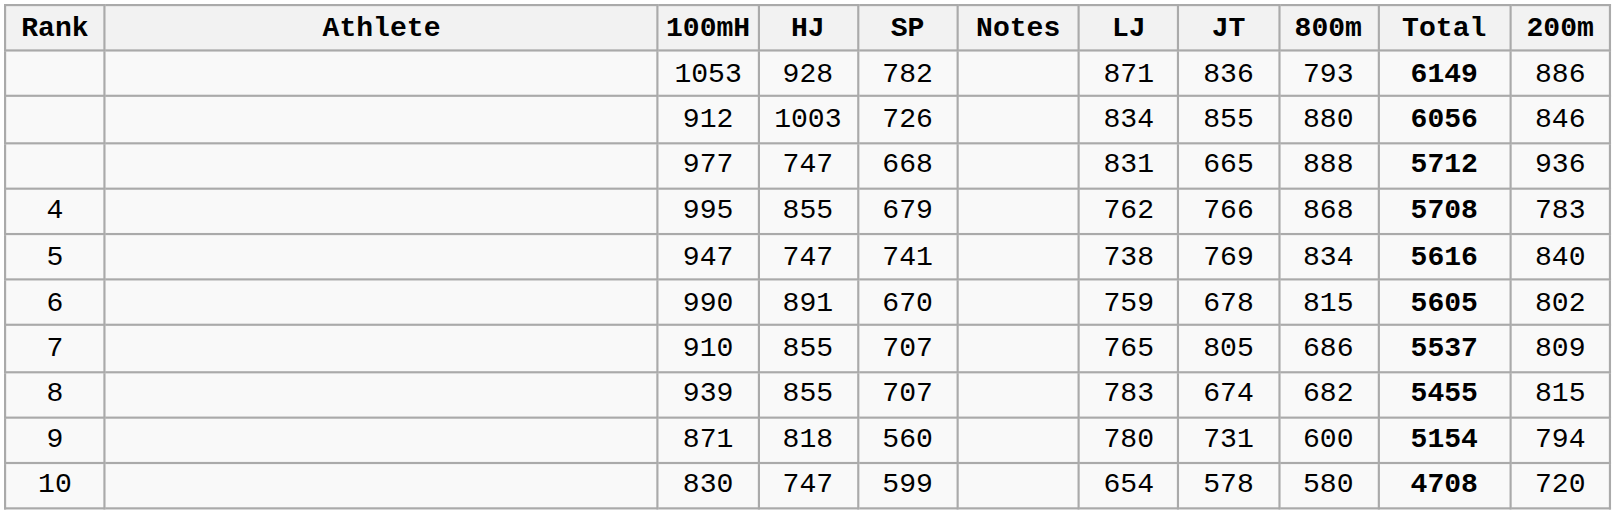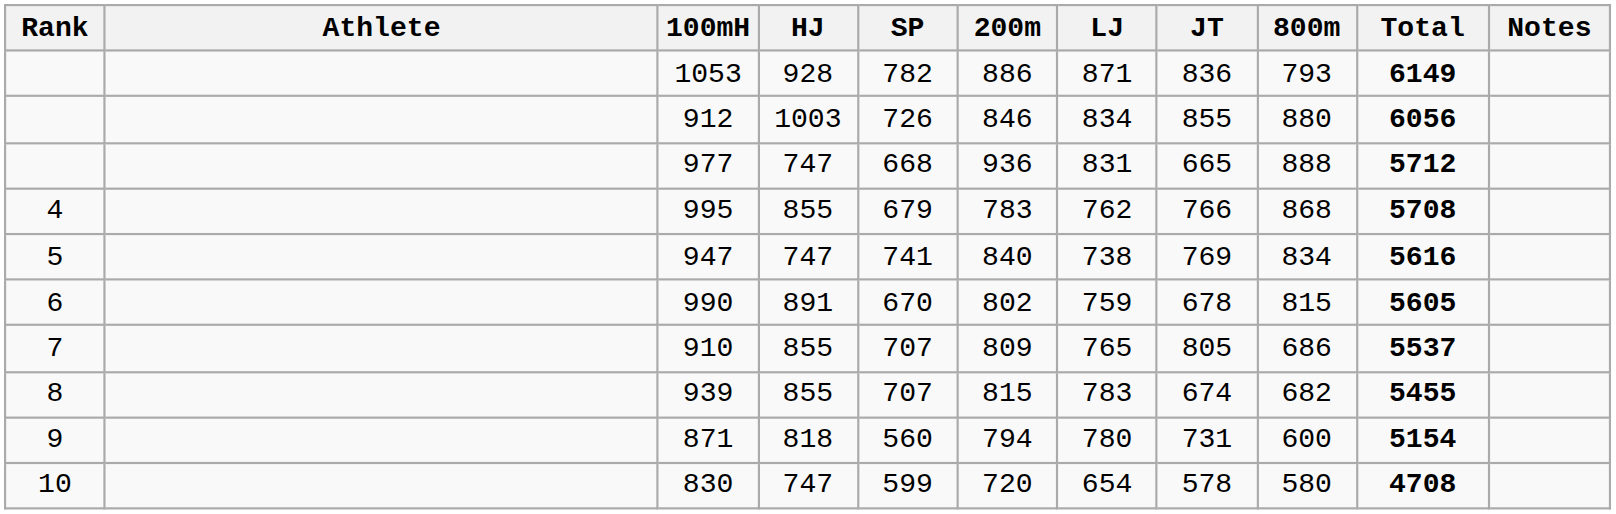columns swapped: (1560, 28) <-> (1018, 28)
